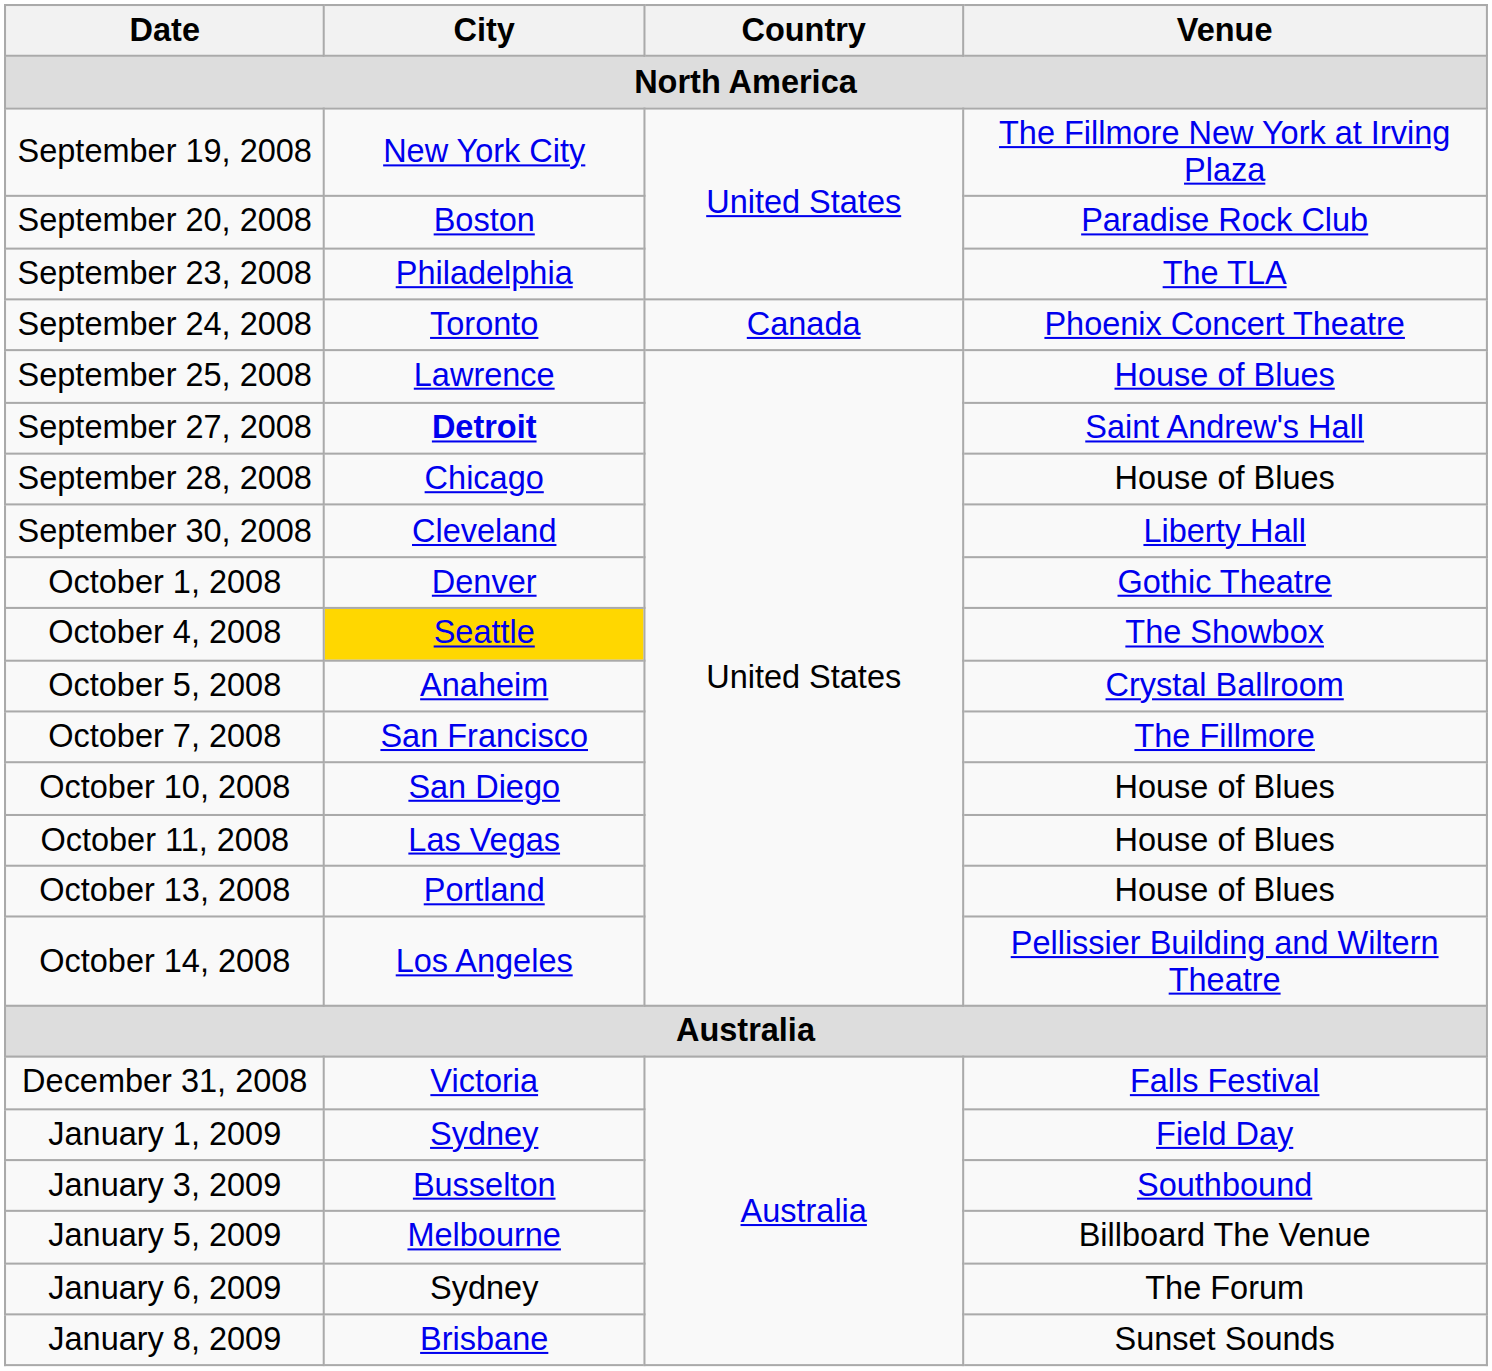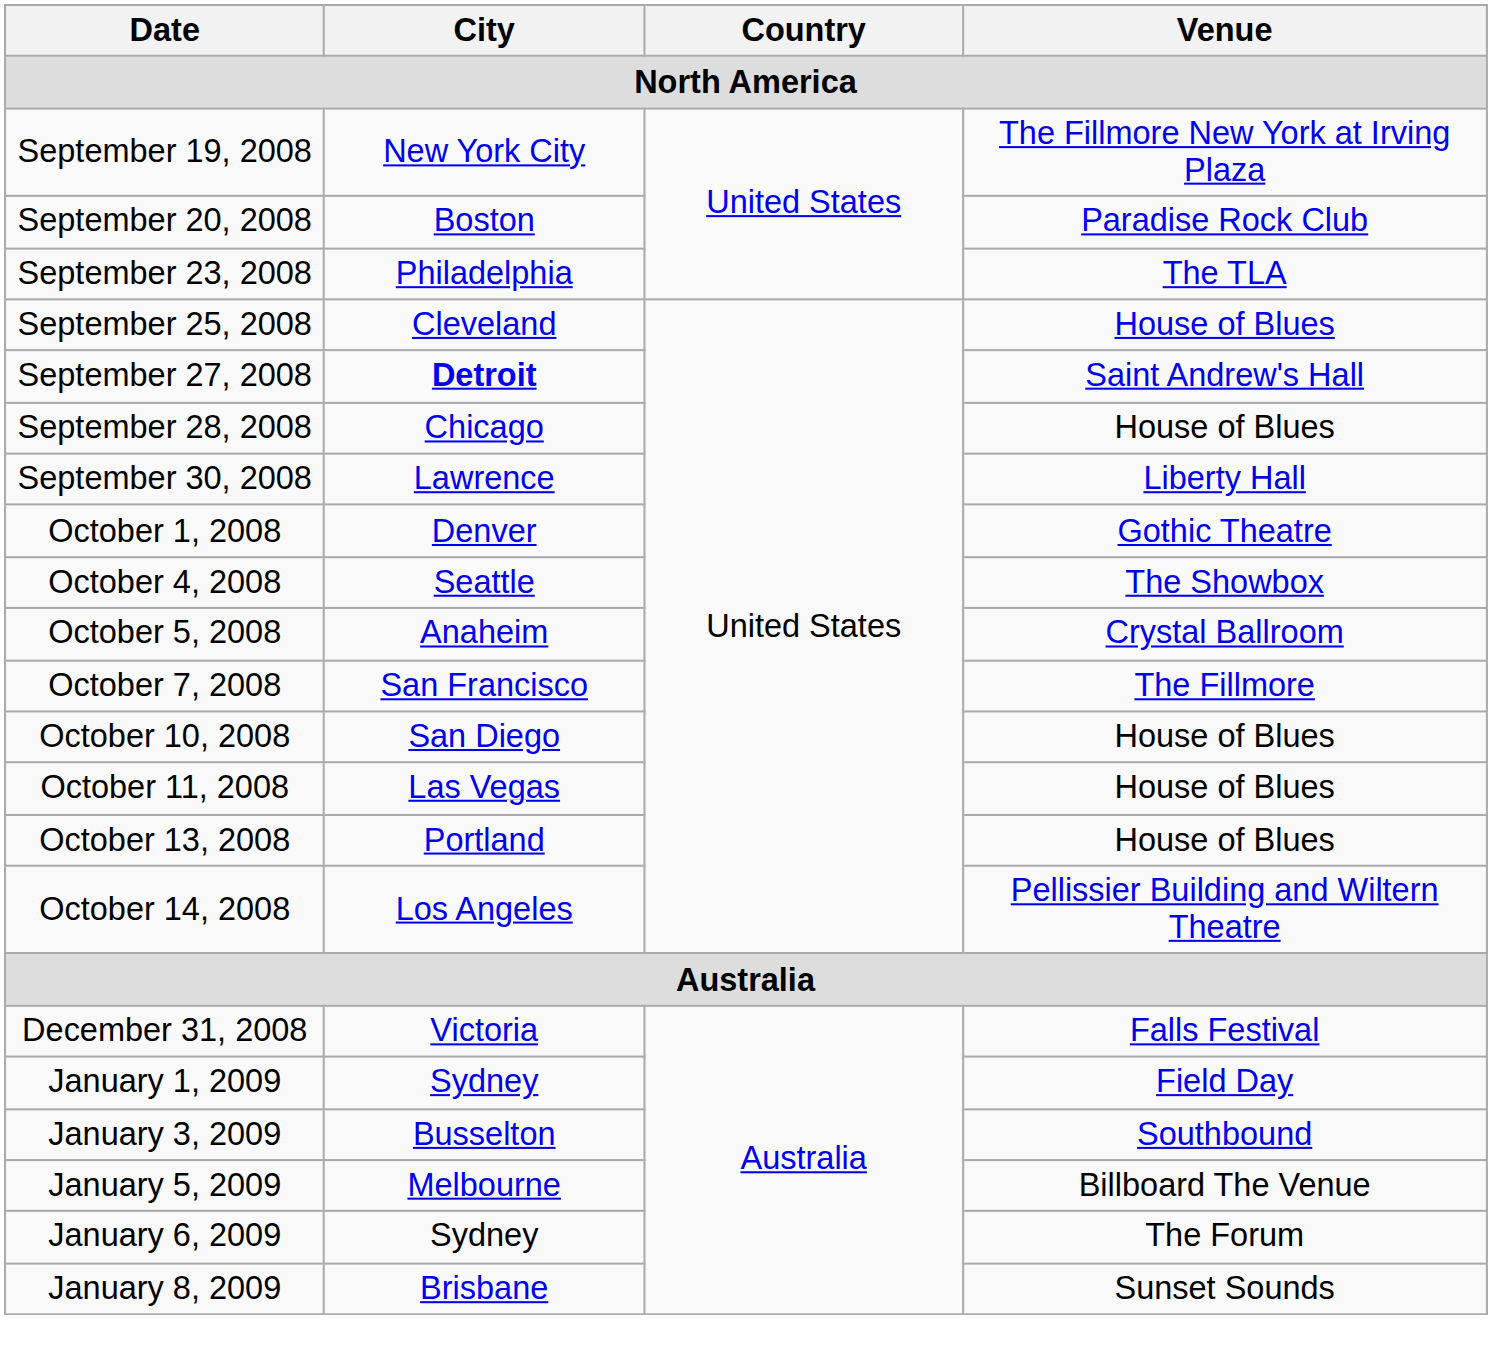- row: (165, 324)
(484, 375) Lawrence -> (484, 324) Cleveland
(484, 530) Cleveland -> (484, 478) Lawrence
(484, 633) gold background -> (484, 581) no background
